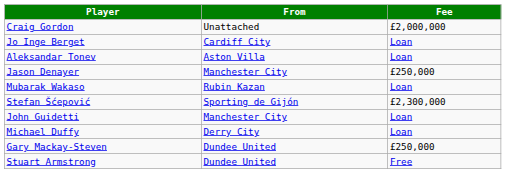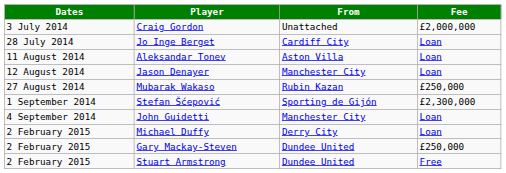+ column: (69, 12)
(412, 72) £250,000 -> (431, 72) Loan
(401, 87) Loan -> (442, 87) £250,000
